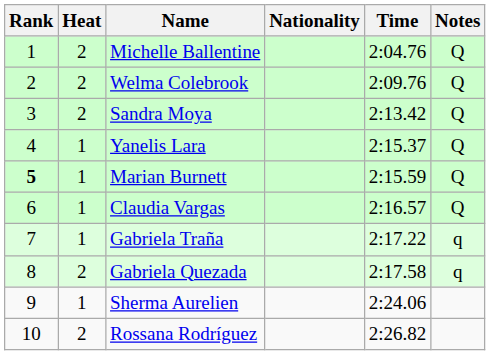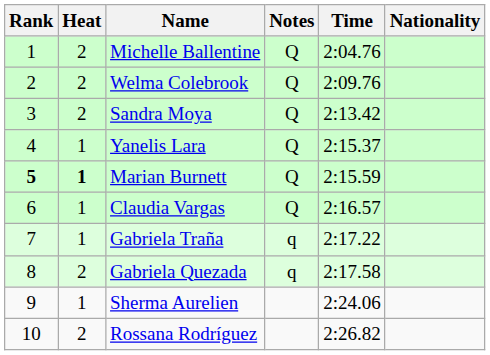columns swapped: (314, 20) <-> (458, 20)
(82, 176) normal -> (82, 176) bold
